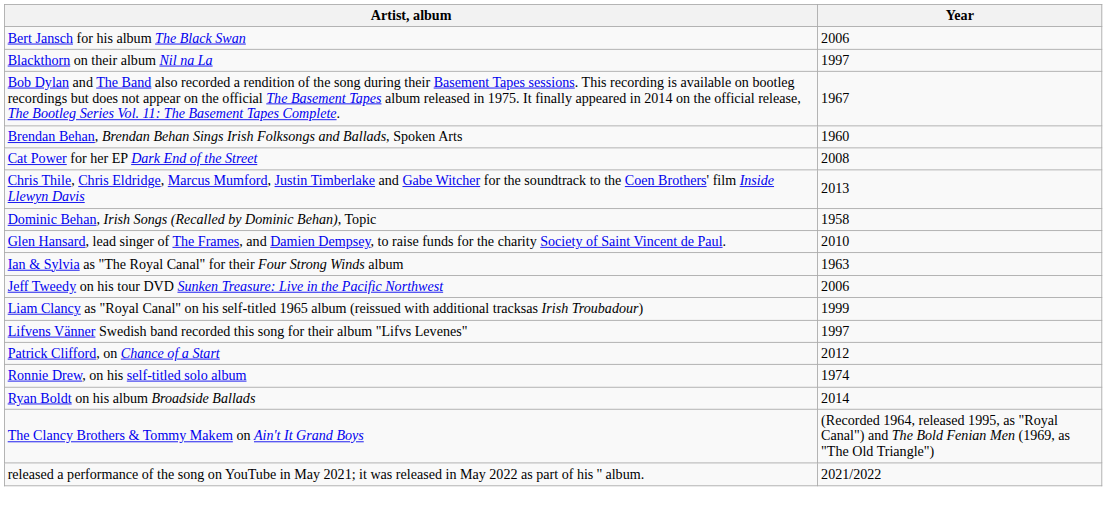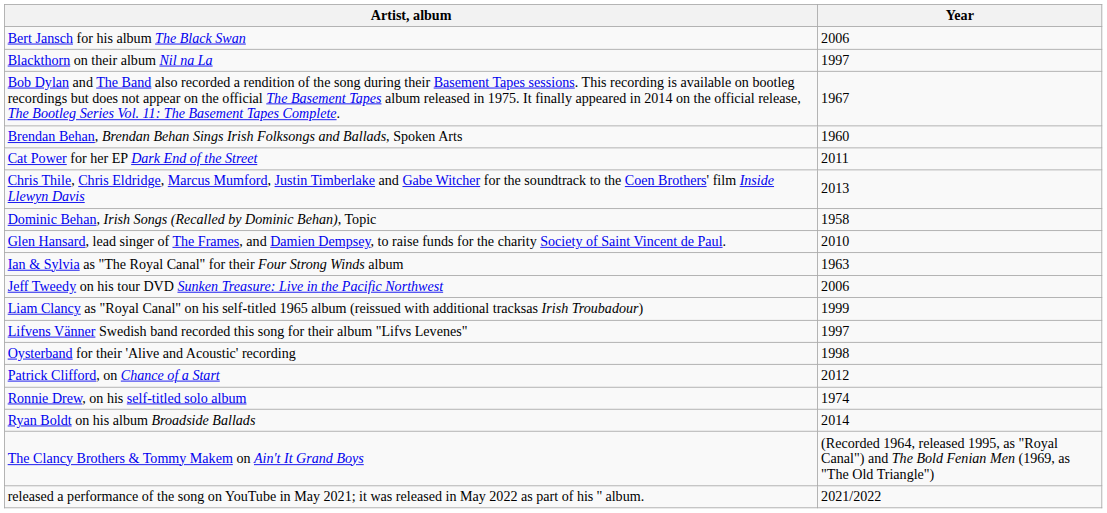(835, 158) 2008 -> (835, 158) 2011
+ row: (152, 353)
